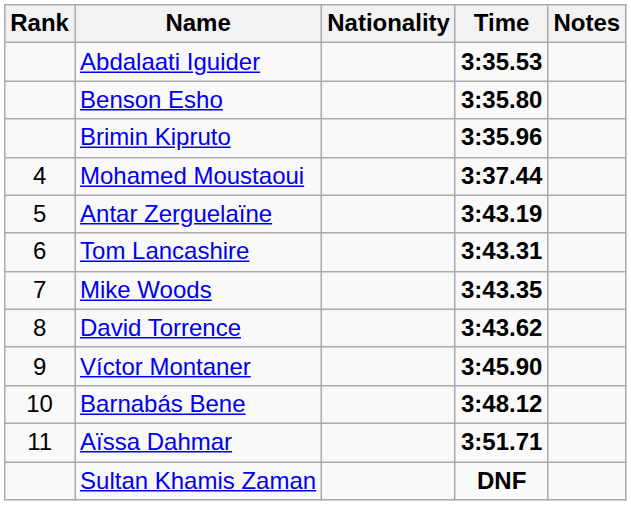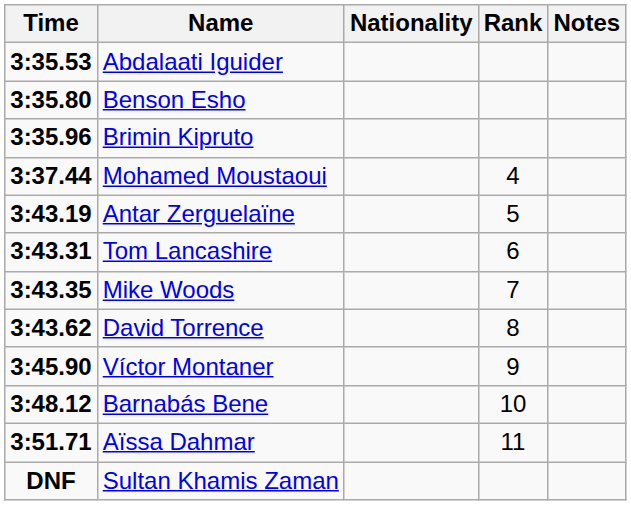columns swapped: (40, 23) <-> (502, 23)
